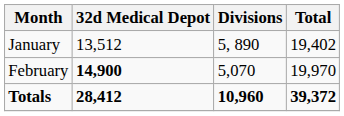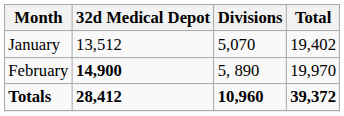(239, 44) 5, 890 -> (237, 44) 5,070
(237, 70) 5,070 -> (239, 70) 5, 890
